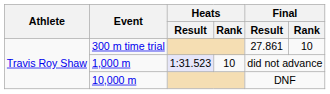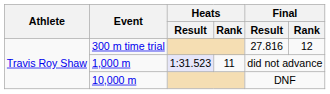(267, 47) 27.861 -> (267, 47) 27.816
(307, 47) 10 -> (307, 47) 12
(229, 64) 10 -> (229, 64) 11
